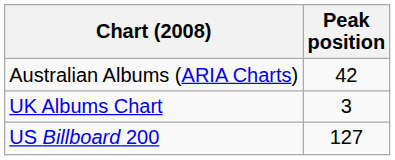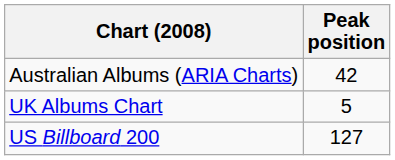(346, 106) 3 -> (346, 106) 5
